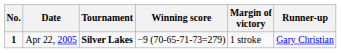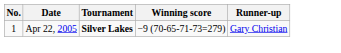- column: (251, 18)
(14, 40) bold -> (14, 28) normal
